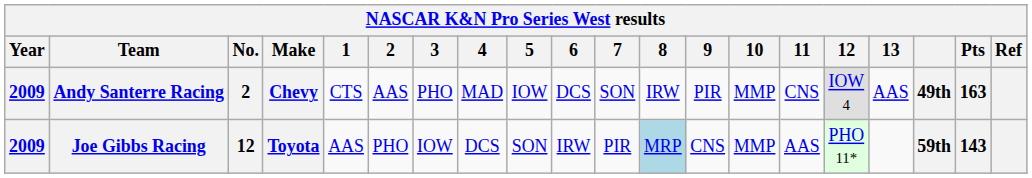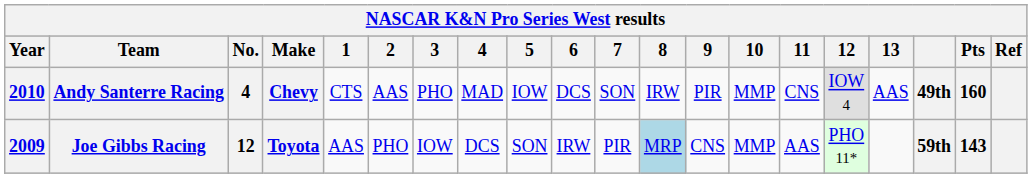(27, 93) 2009 -> (27, 93) 2010
(246, 93) 2 -> (246, 93) 4
(973, 93) 163 -> (973, 93) 160
